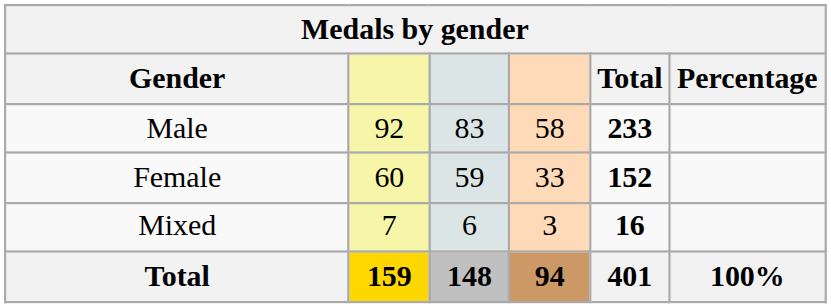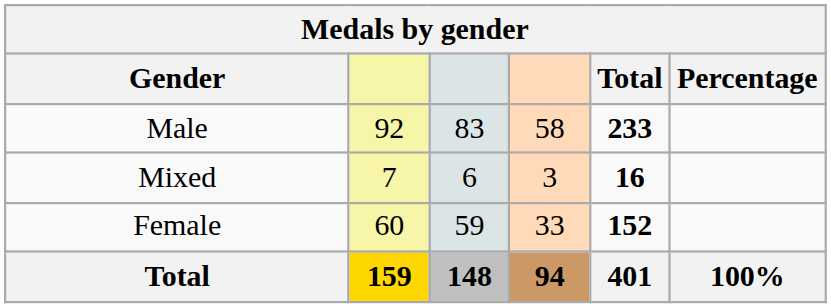rows swapped: (177, 176) <-> (177, 226)
